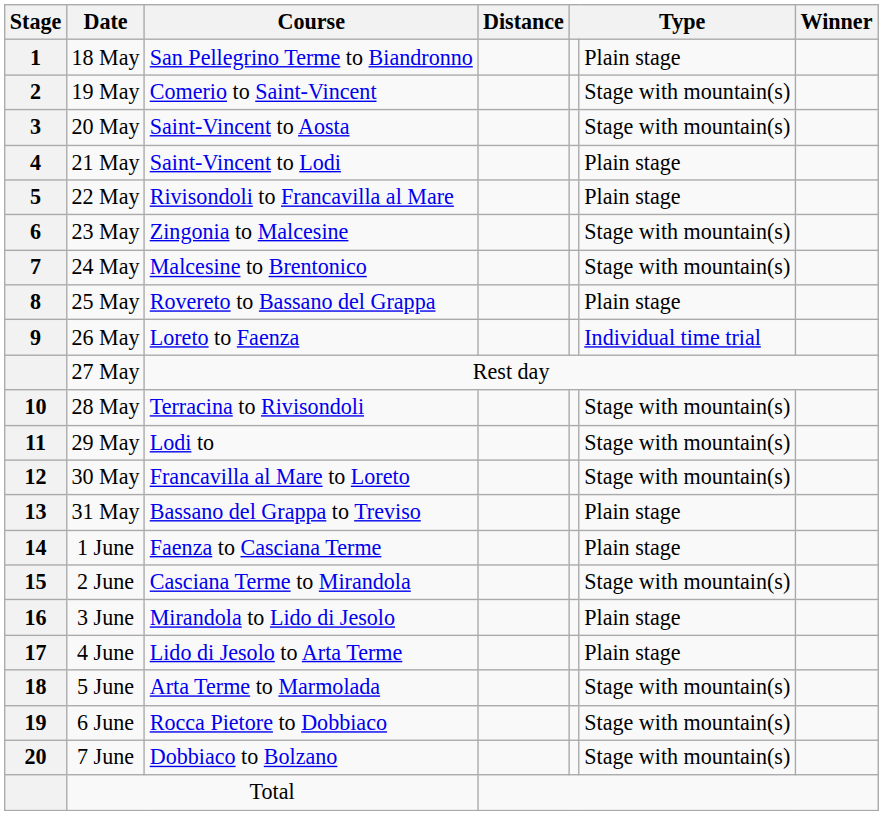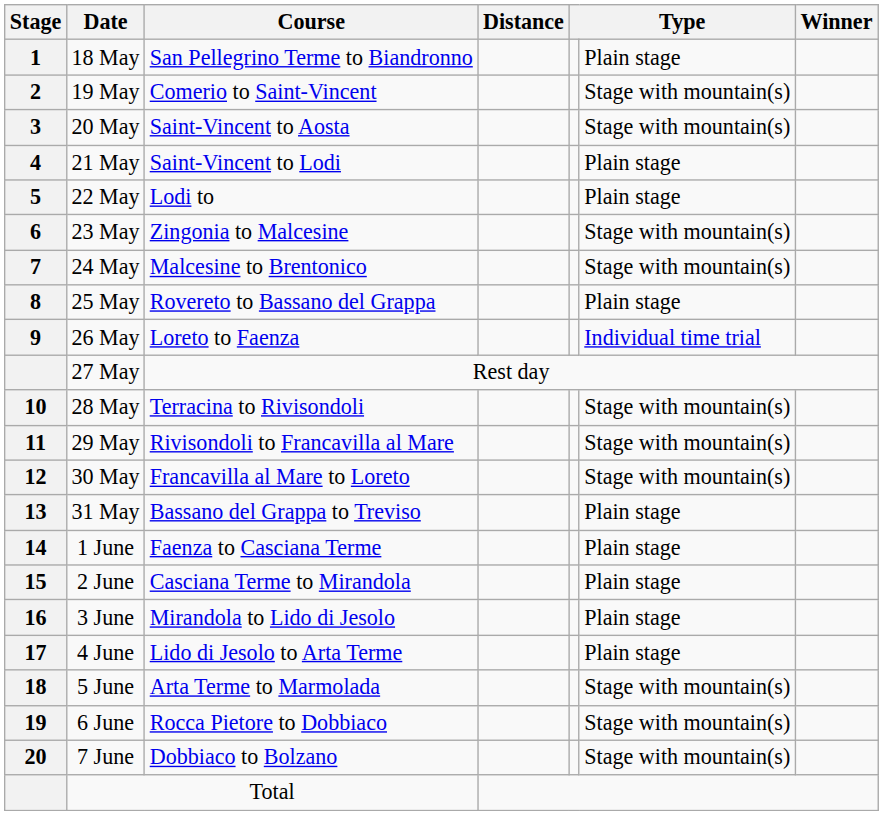(302, 197) Rivisondoli to Francavilla al Mare -> (182, 197) Lodi to
(182, 442) Lodi to -> (302, 442) Rivisondoli to Francavilla al Mare
(687, 582) Stage with mountain(s) -> (632, 582) Plain stage
